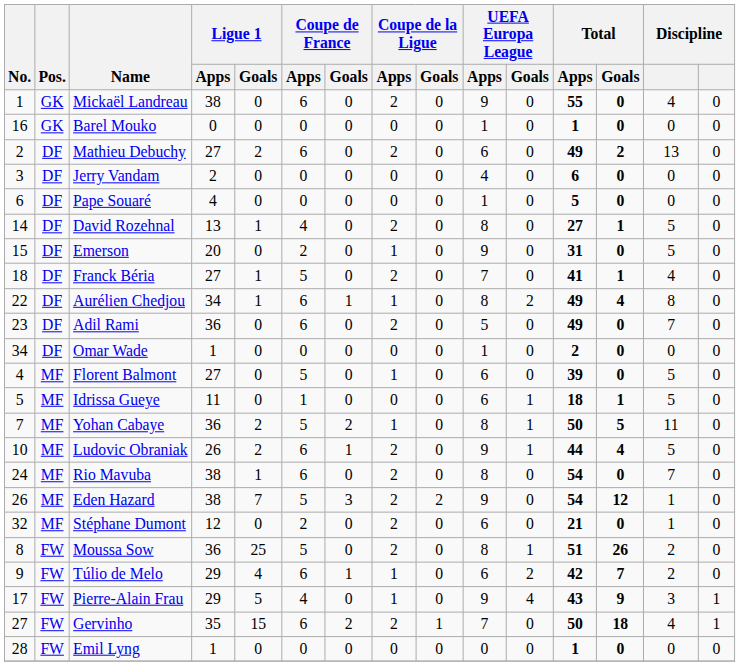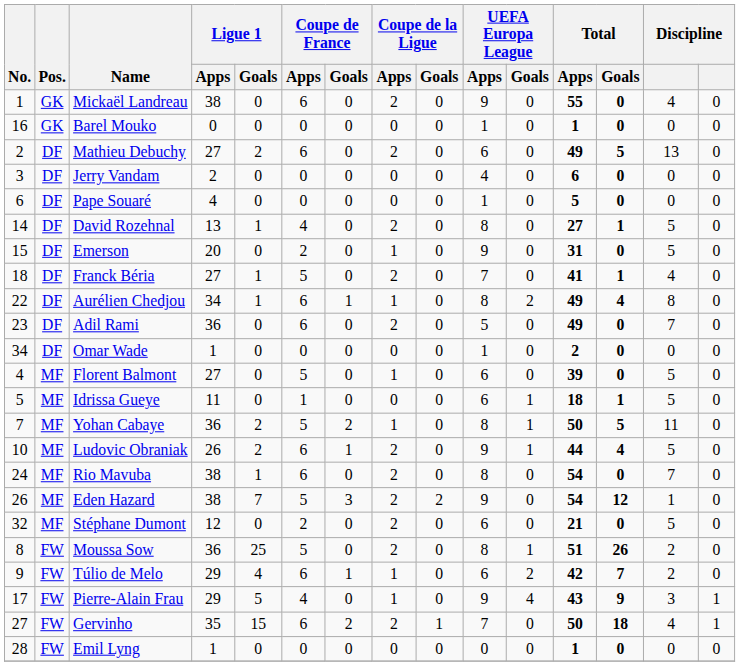(620, 151) 2 -> (620, 151) 5
(671, 524) 1 -> (671, 524) 5
